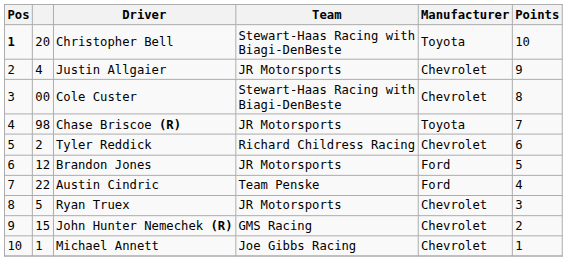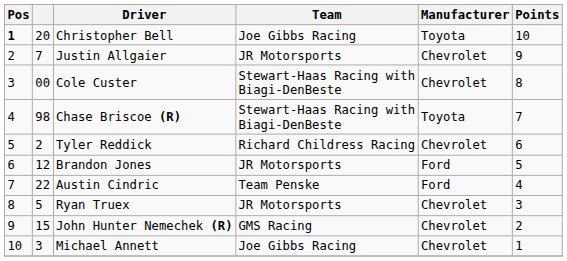(327, 42) Stewart-Haas Racing with Biagi-DenBeste -> (297, 35) Joe Gibbs Racing
(39, 69) 4 -> (39, 55) 7
(290, 124) JR Motorsports -> (327, 117) Stewart-Haas Racing with Biagi-DenBeste
(39, 246) 1 -> (39, 246) 3
